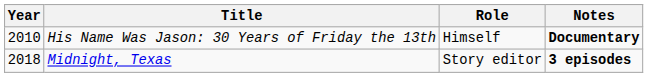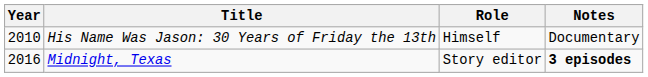(594, 38) bold -> (594, 38) normal
(24, 61) 2018 -> (24, 61) 2016
